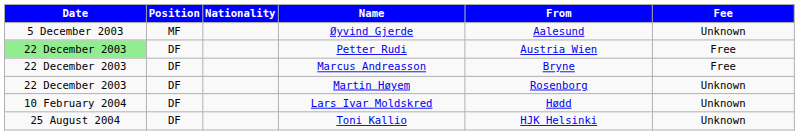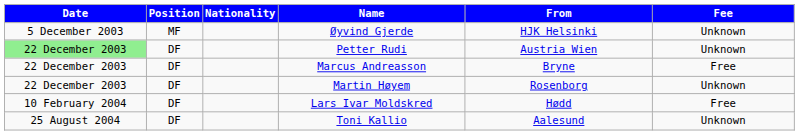(559, 31) Aalesund -> (559, 31) HJK Helsinki
(723, 49) Free -> (723, 49) Unknown
(723, 103) Unknown -> (723, 103) Free
(559, 120) HJK Helsinki -> (559, 120) Aalesund
